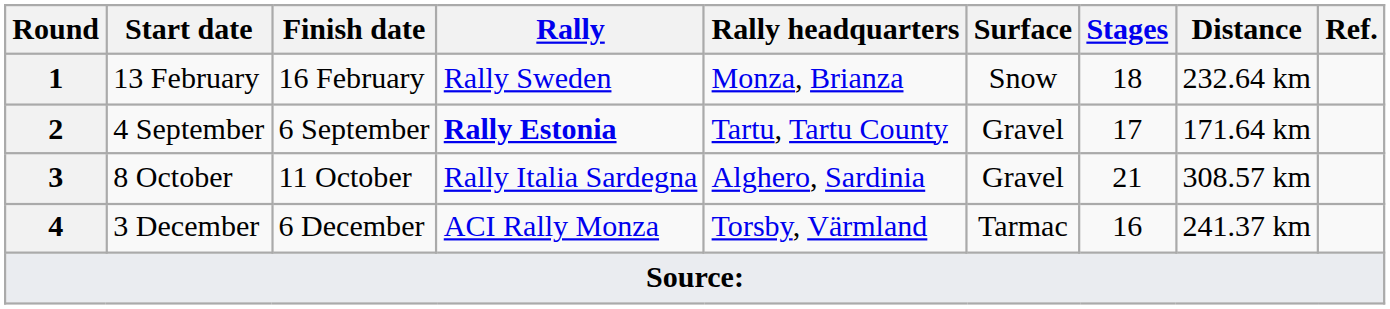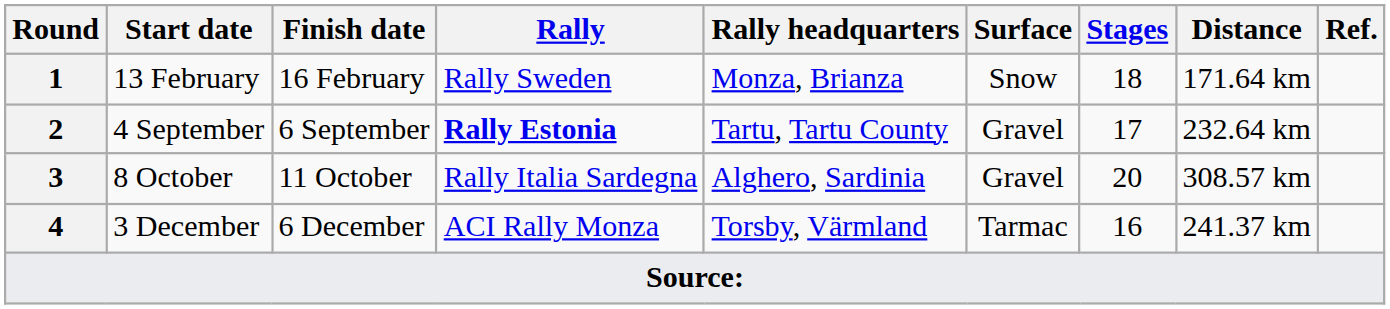(1247, 78) 232.64 km -> (1247, 78) 171.64 km
(1247, 128) 171.64 km -> (1247, 128) 232.64 km
(1127, 177) 21 -> (1127, 177) 20
